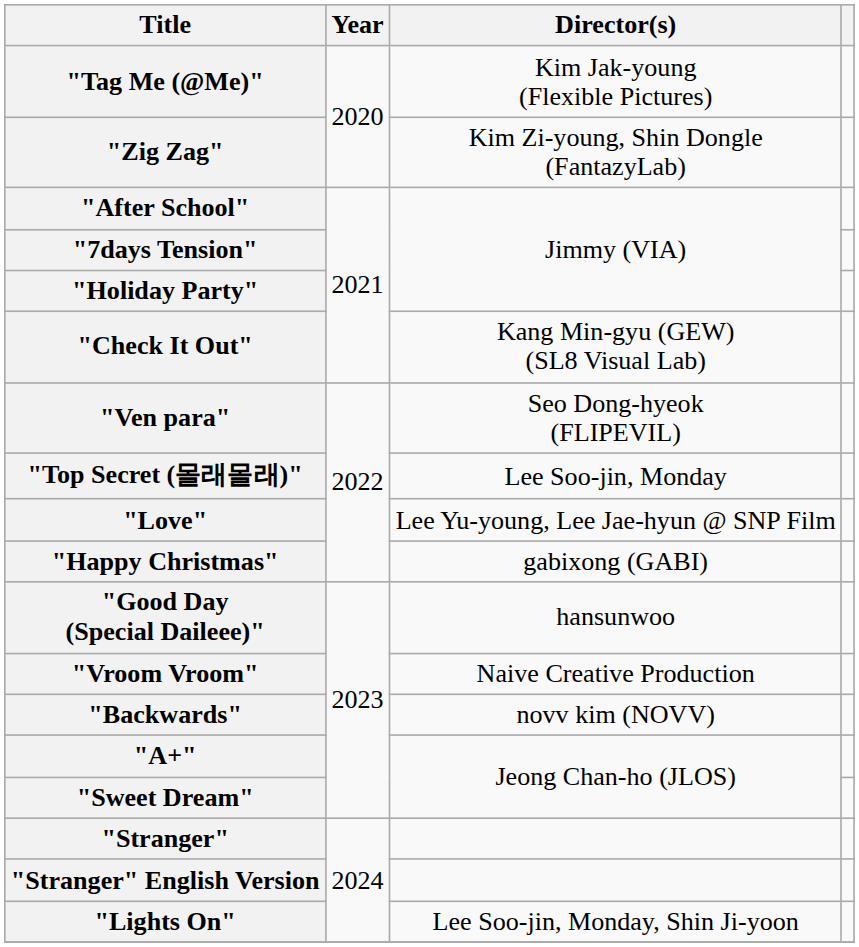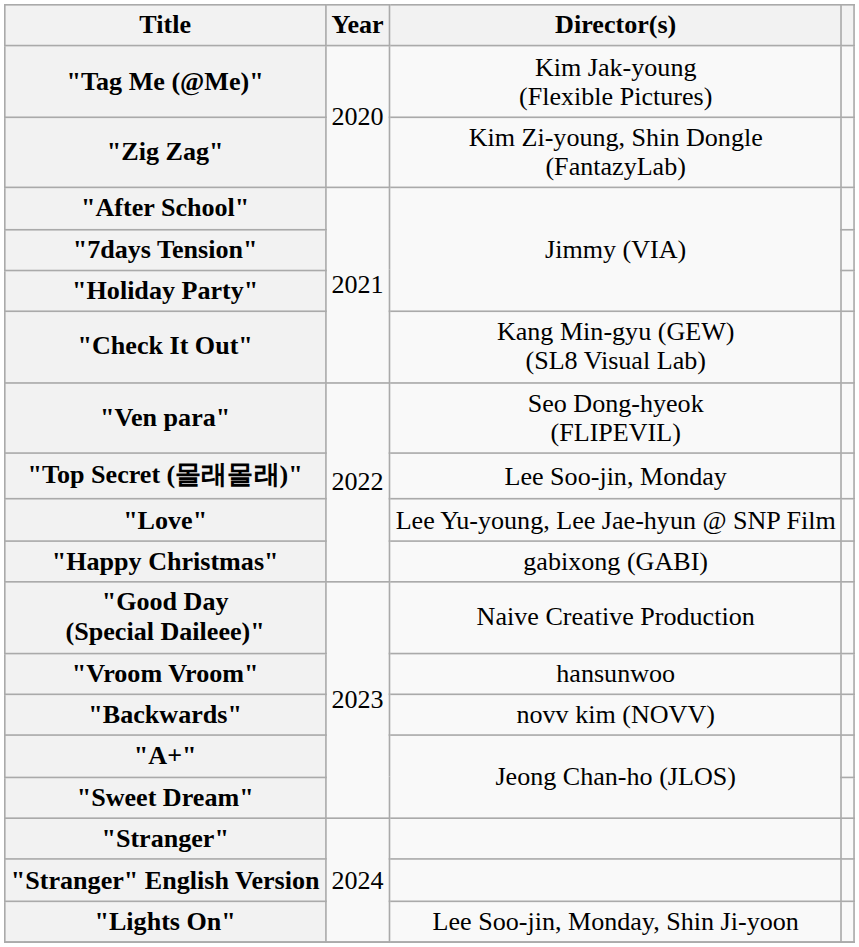(616, 617) hansunwoo -> (616, 617) Naive Creative Production
(616, 673) Naive Creative Production -> (616, 673) hansunwoo
